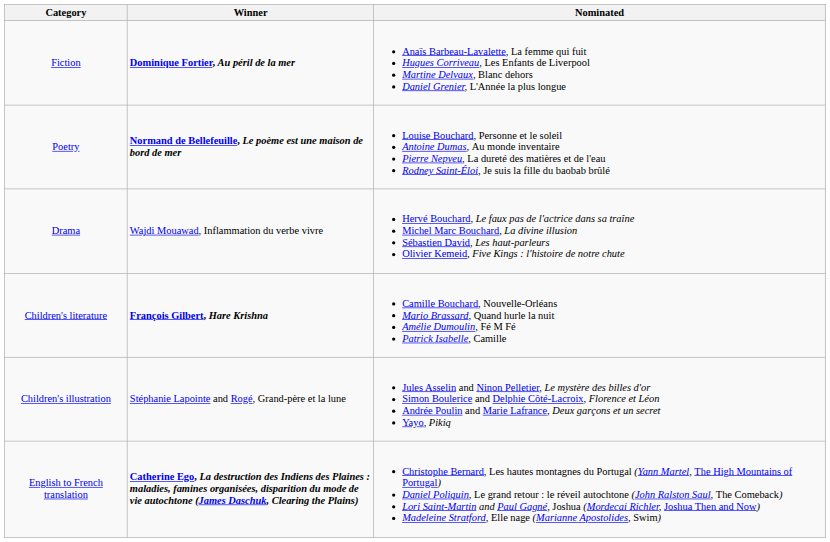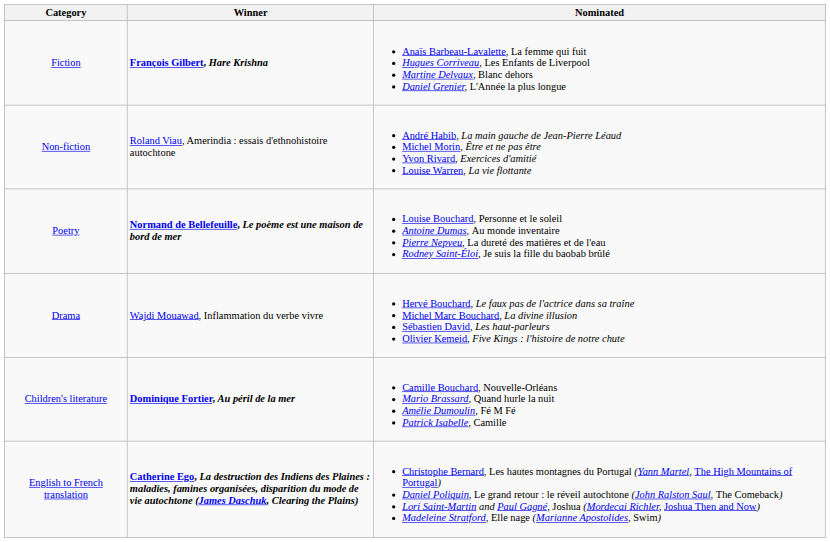(212, 63) Dominique Fortier, Au péril de la mer -> (199, 63) François Gilbert, Hare Krishna
+ row: (66, 147)
(199, 315) François Gilbert, Hare Krishna -> (212, 399) Dominique Fortier, Au péril de la mer
- row: (66, 399)
